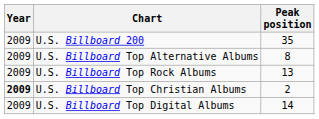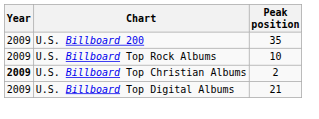- row: (147, 57)
(288, 73) 13 -> (275, 57) 10
(288, 106) 14 -> (275, 89) 21
